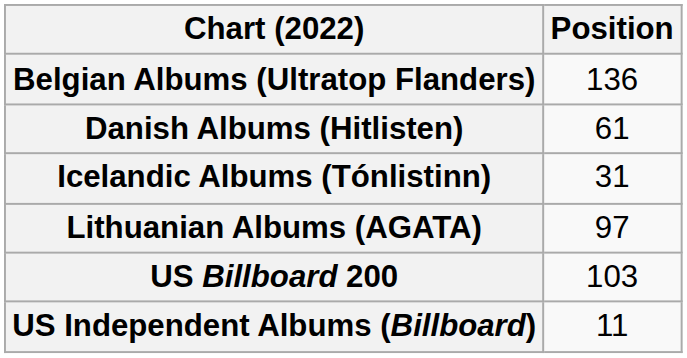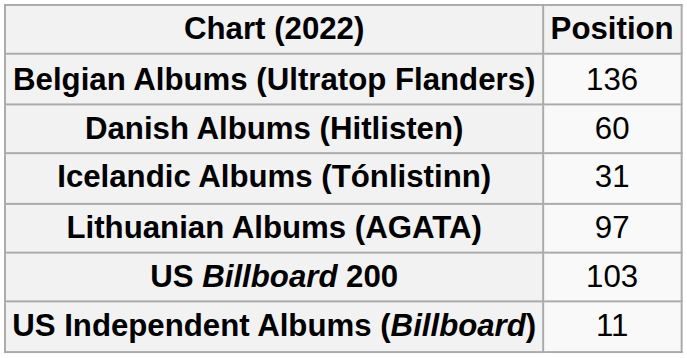(612, 128) 61 -> (612, 128) 60
